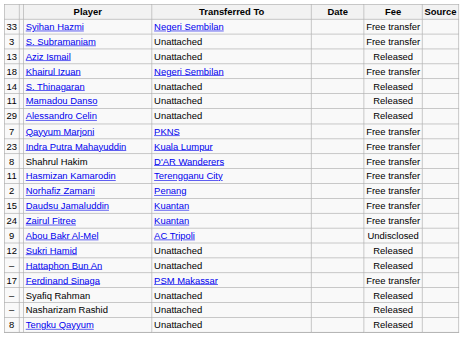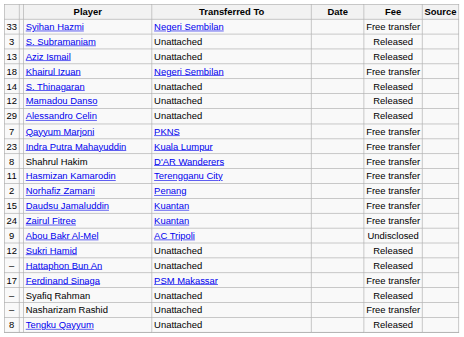(393, 42) Free transfer -> (393, 42) Released
(12, 101) 11 -> (12, 101) 12
(393, 310) Released -> (393, 310) Free transfer
